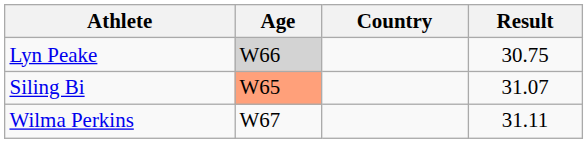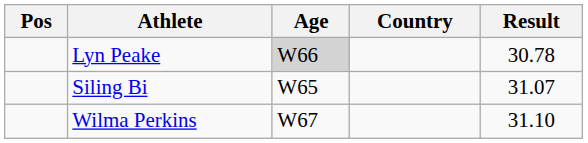+ column: (36, 21)
(525, 54) 30.75 -> (531, 54) 30.78
(260, 87) lightsalmon background -> (298, 87) no background
(525, 120) 31.11 -> (531, 120) 31.10
